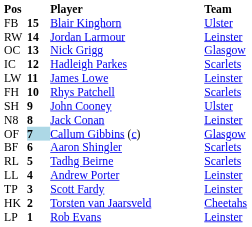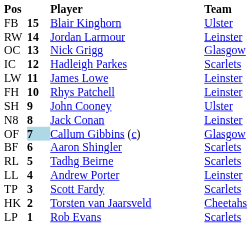(223, 92) Scarlets -> (223, 92) Leinster
(223, 189) Leinster -> (223, 189) Scarlets
(223, 216) Leinster -> (223, 216) Scarlets
